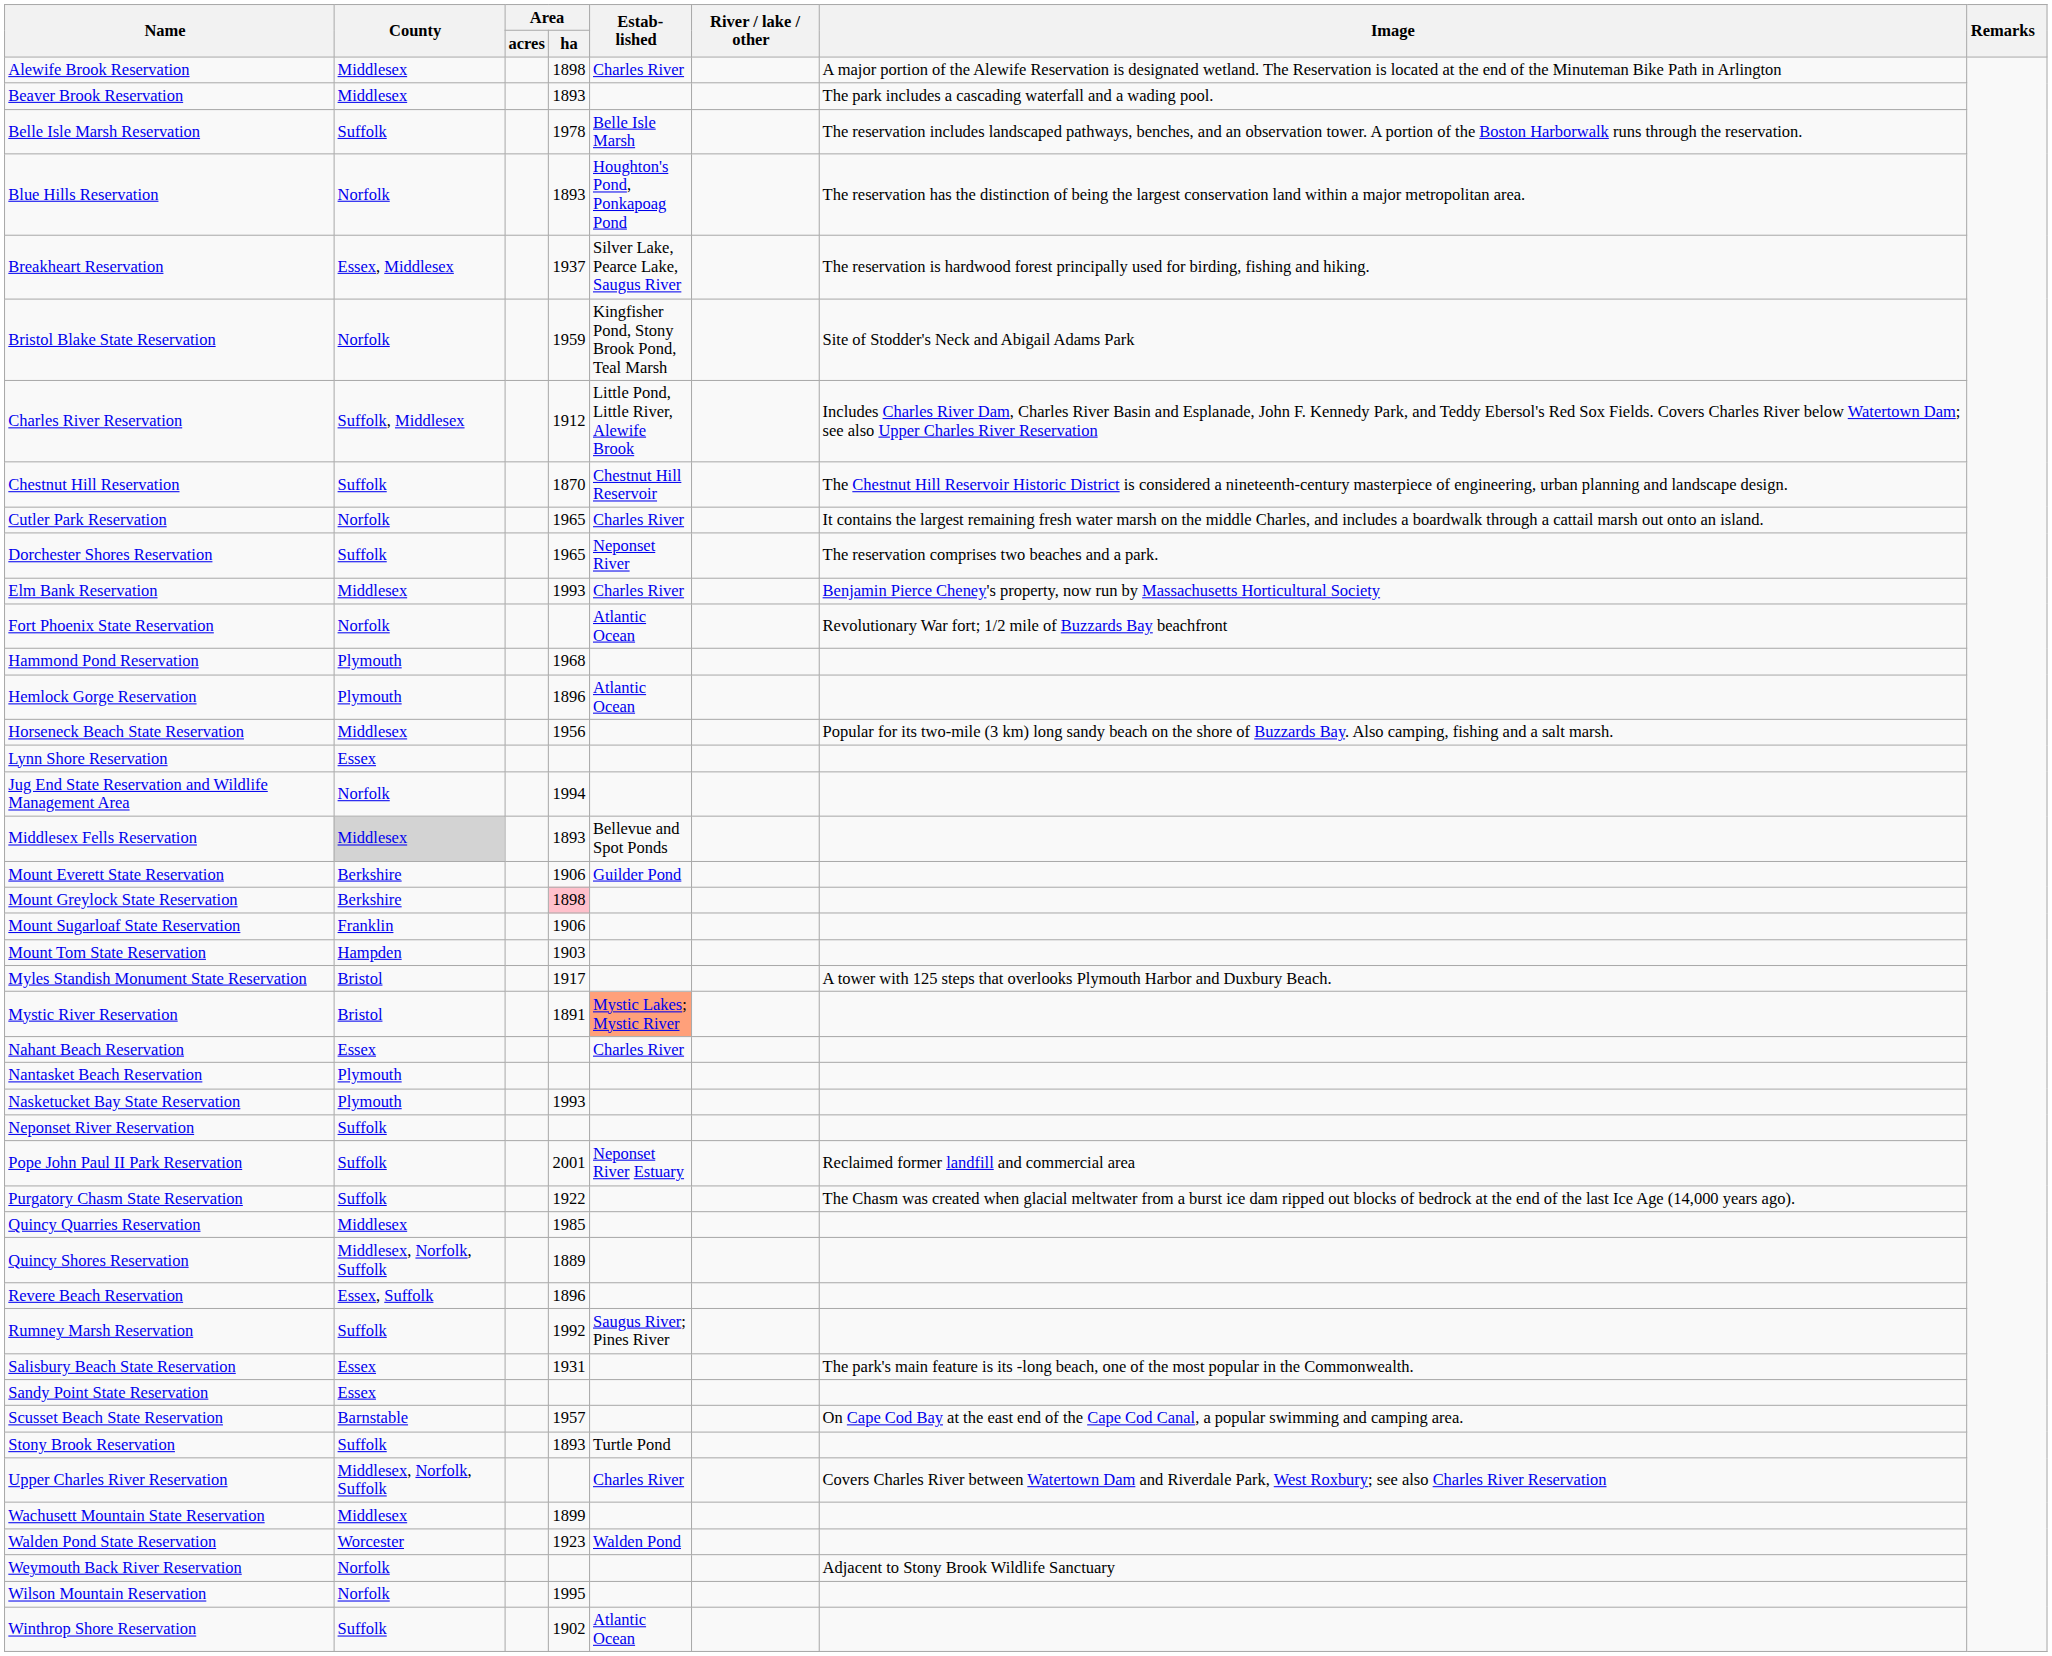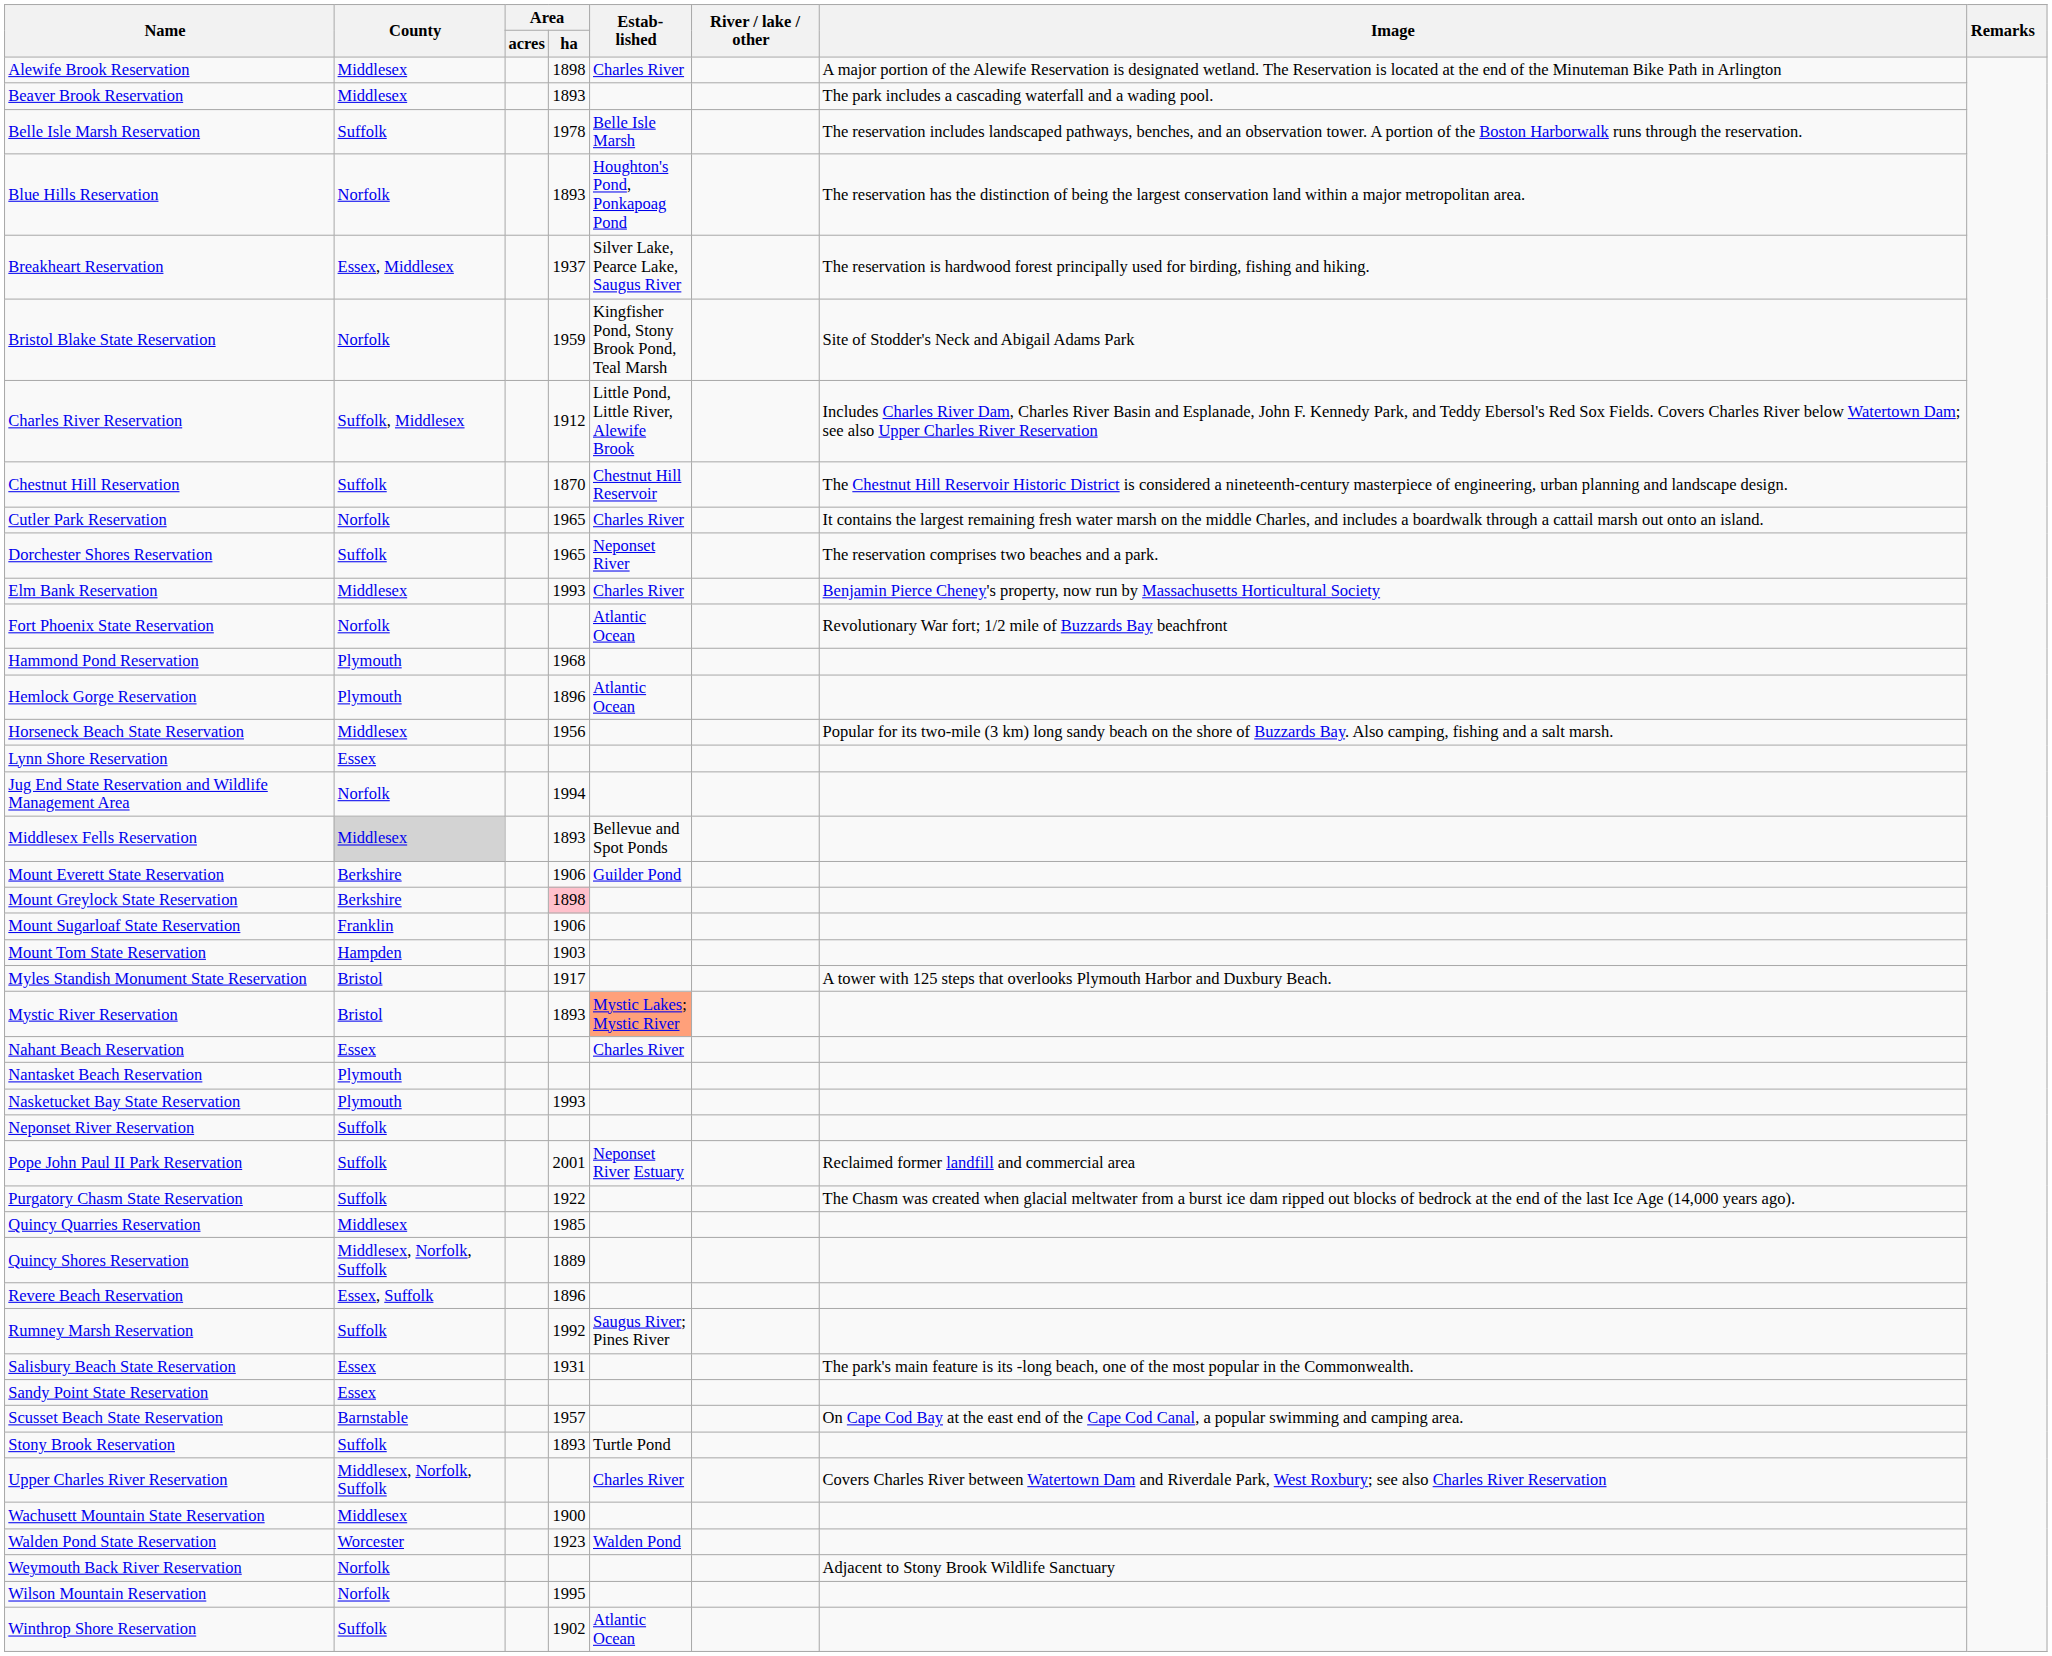(569, 1013) 1891 -> (569, 1013) 1893
(569, 1515) 1899 -> (569, 1515) 1900
